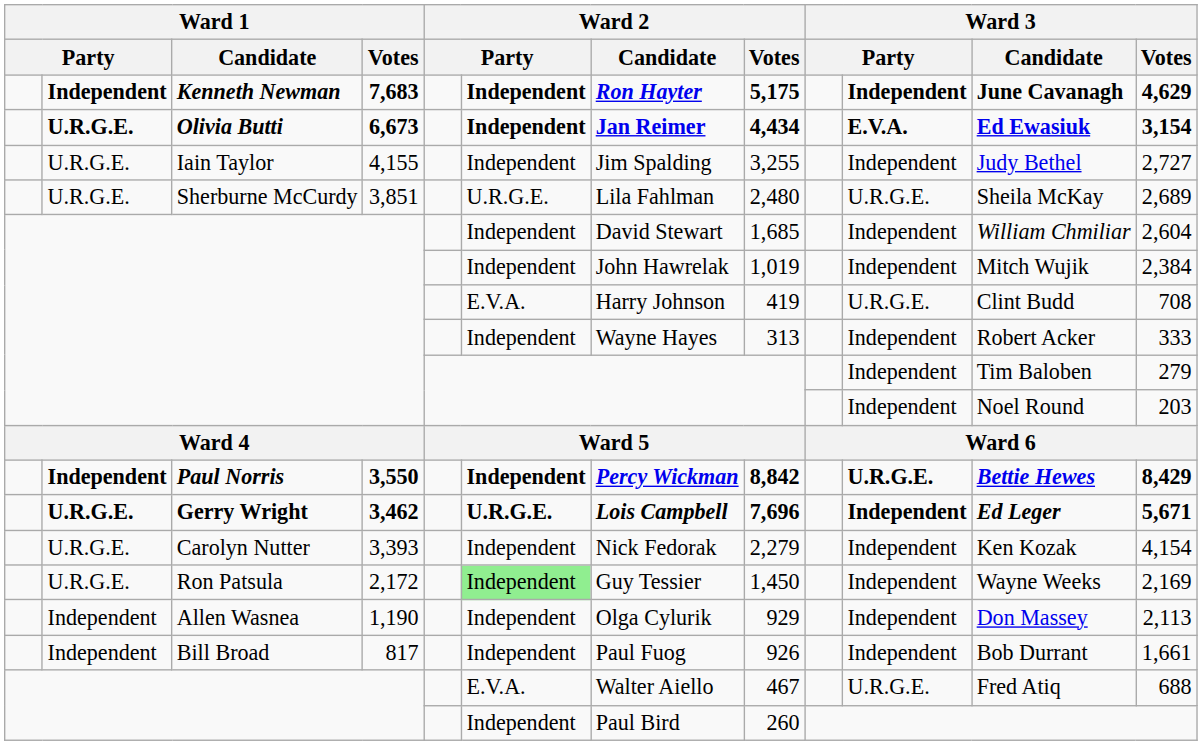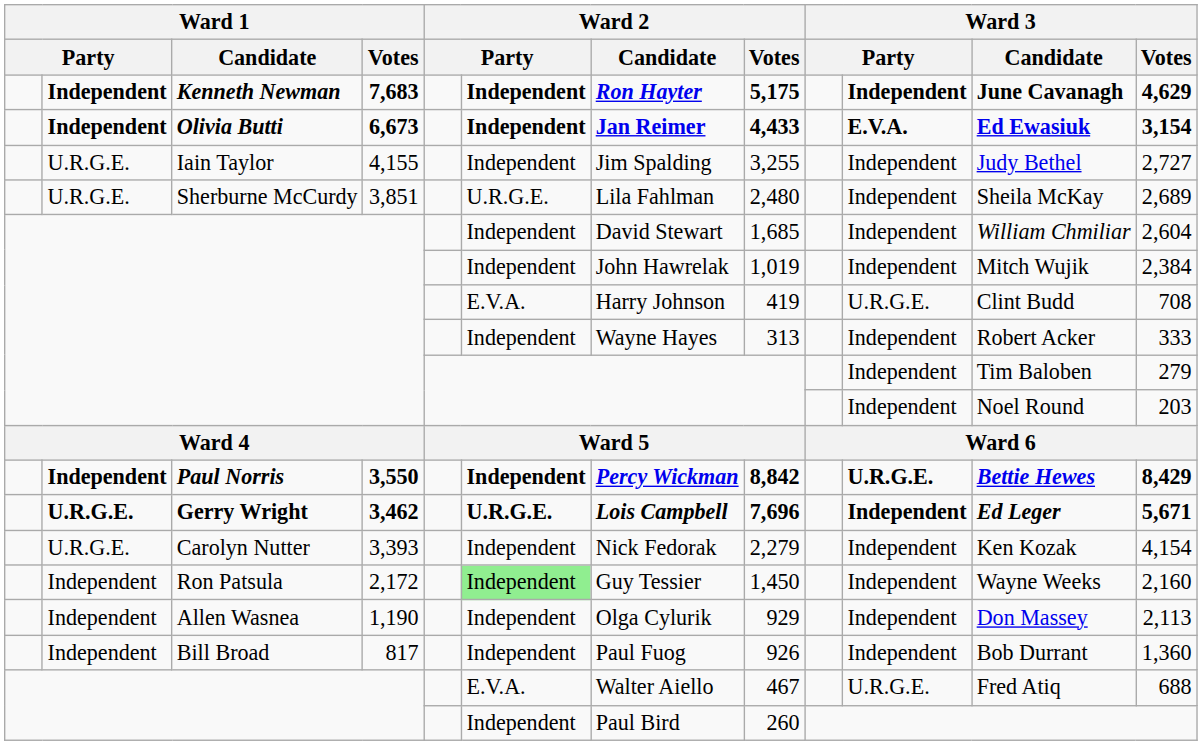(90, 127) U.R.G.E. -> (107, 127) Independent
(775, 127) 4,434 -> (775, 127) 4,433
(889, 197) U.R.G.E. -> (902, 197) Independent
(89, 582) U.R.G.E. -> (102, 582) Independent
(1167, 582) 2,169 -> (1167, 582) 2,160
(1167, 652) 1,661 -> (1167, 652) 1,360
